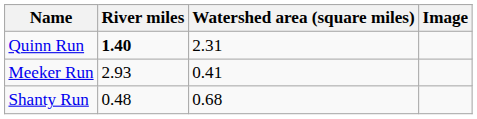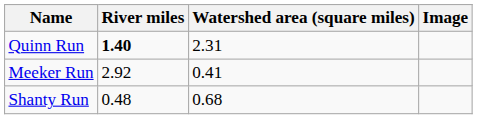(116, 72) 2.93 -> (116, 72) 2.92
